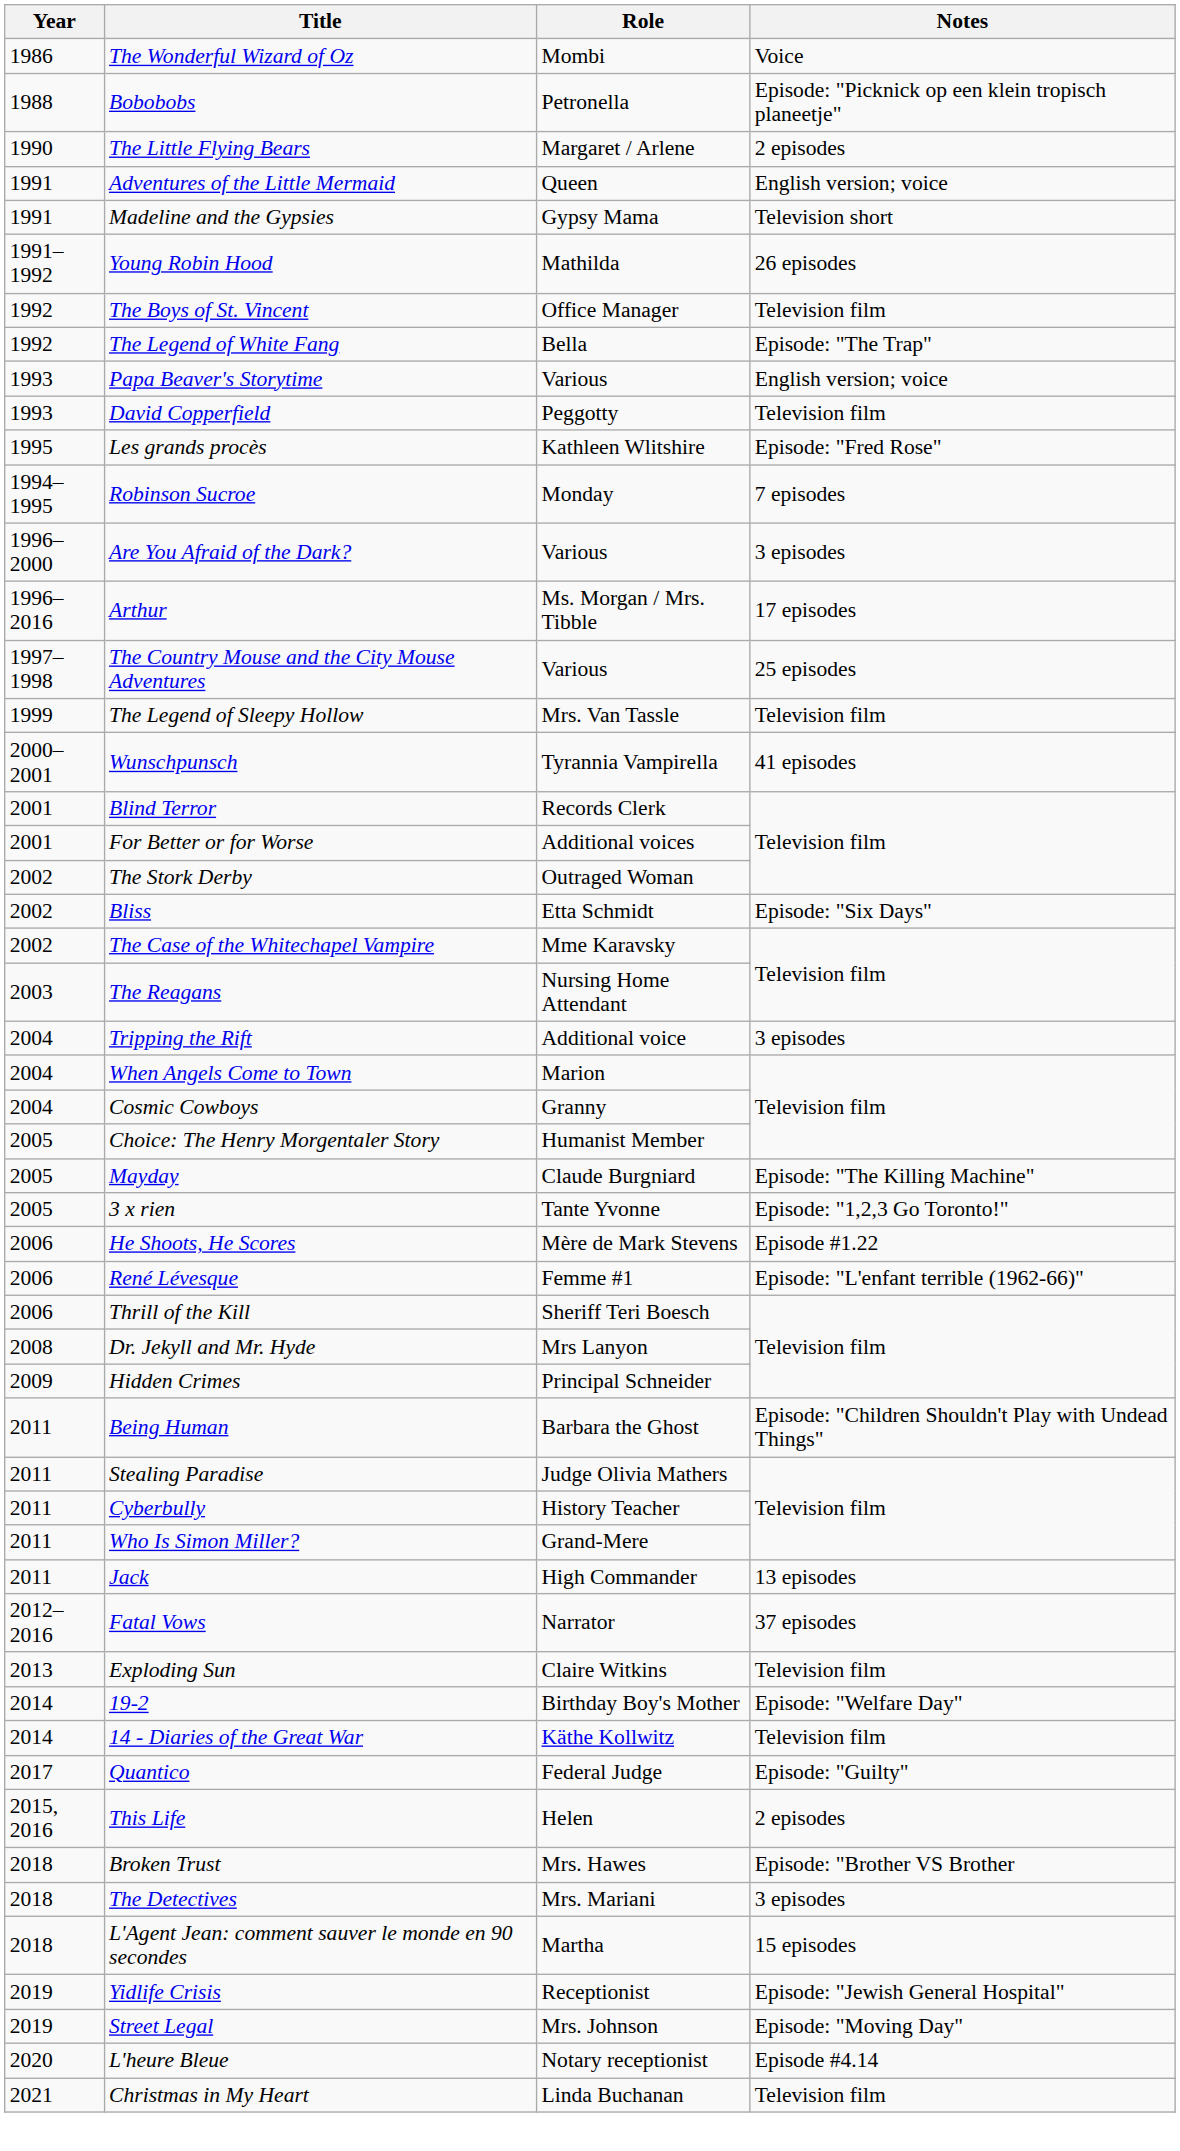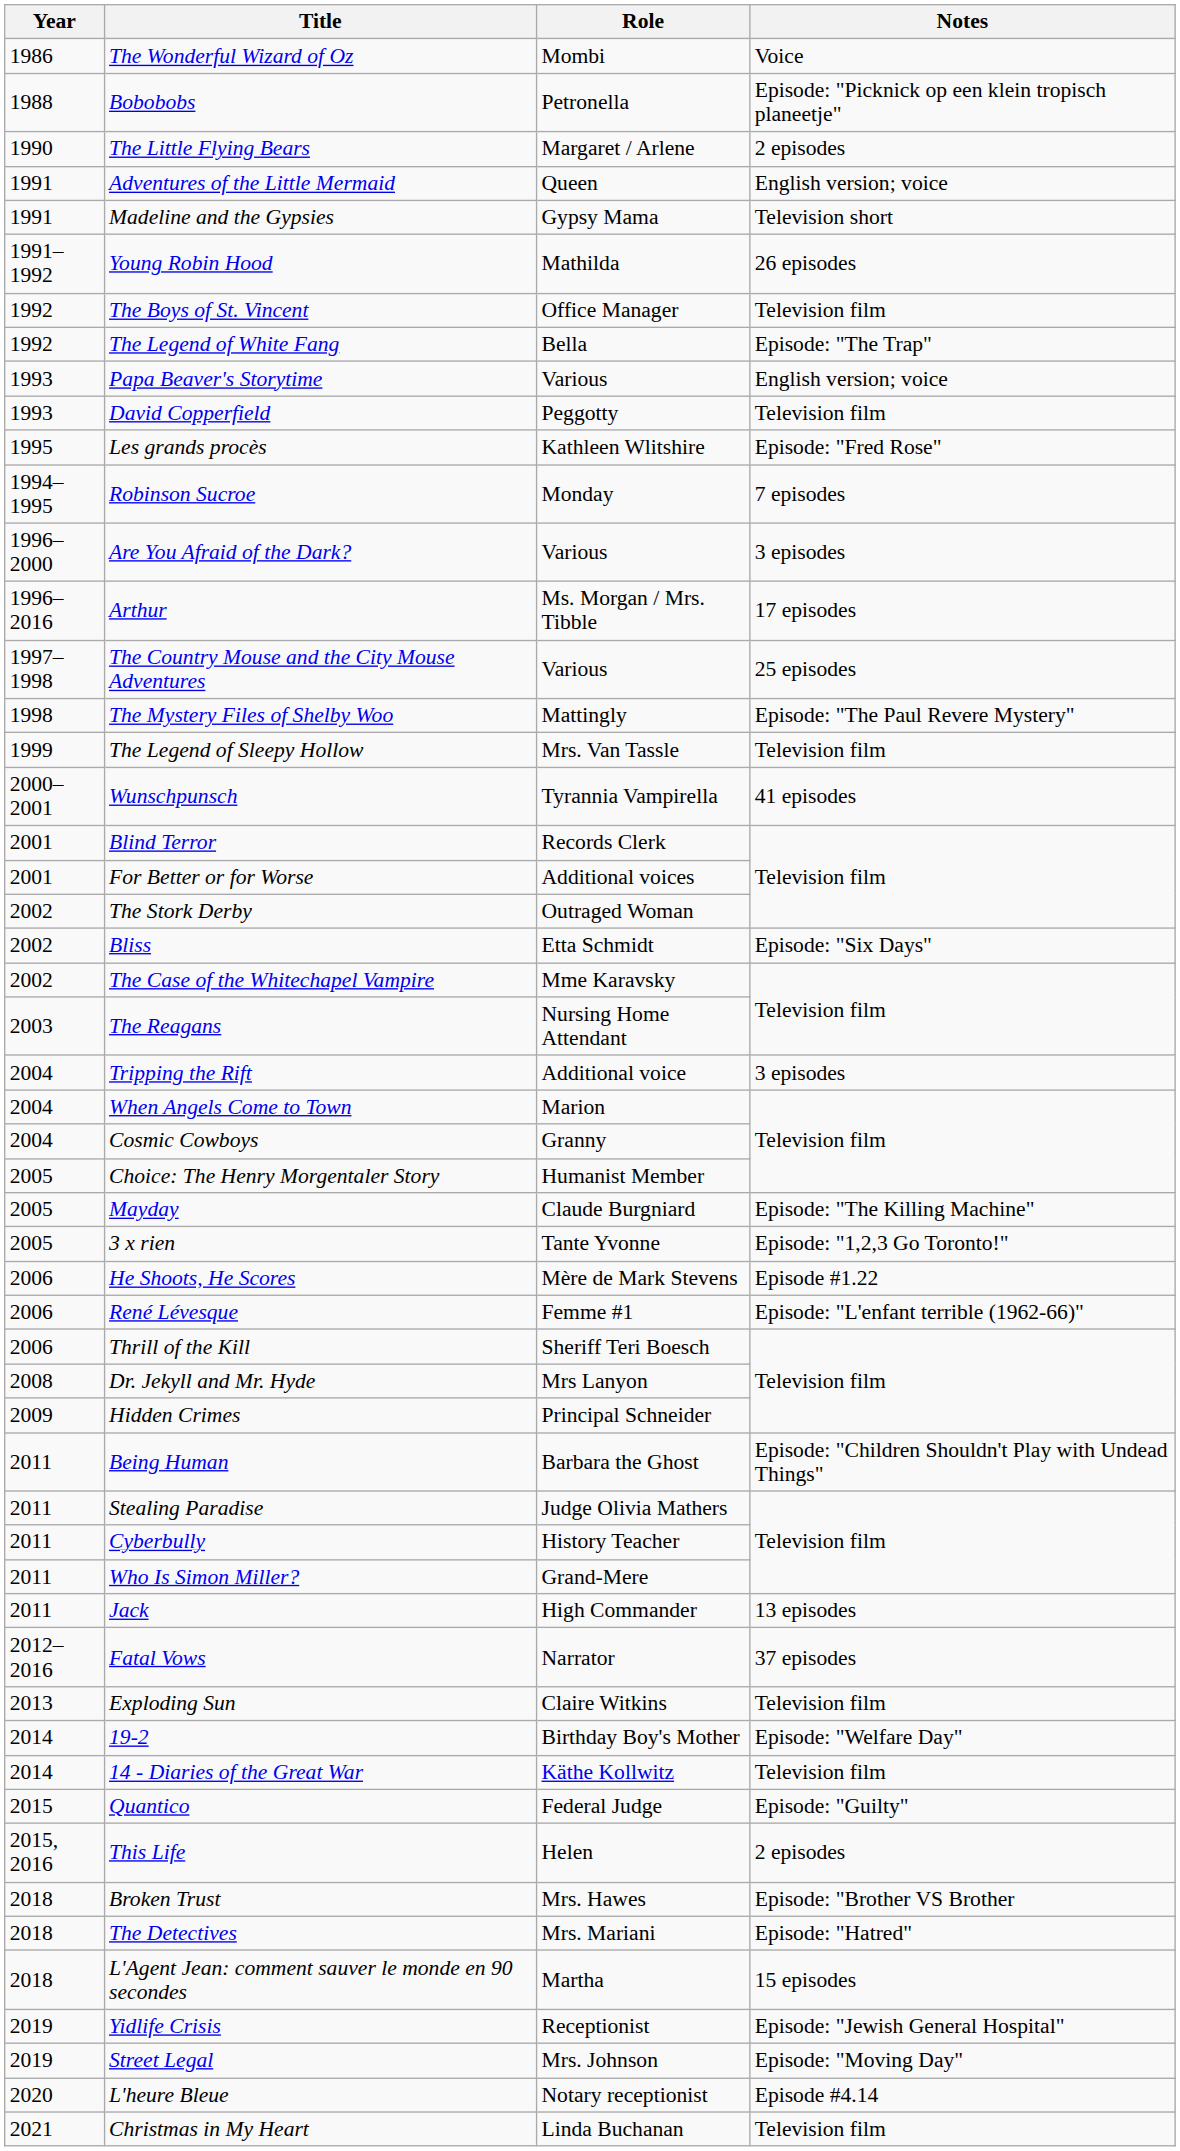+ row: (251, 715)
(31, 1771) 2017 -> (31, 1806) 2015
(800, 1898) 3 episodes -> (833, 1933) Episode: "Hatred"
